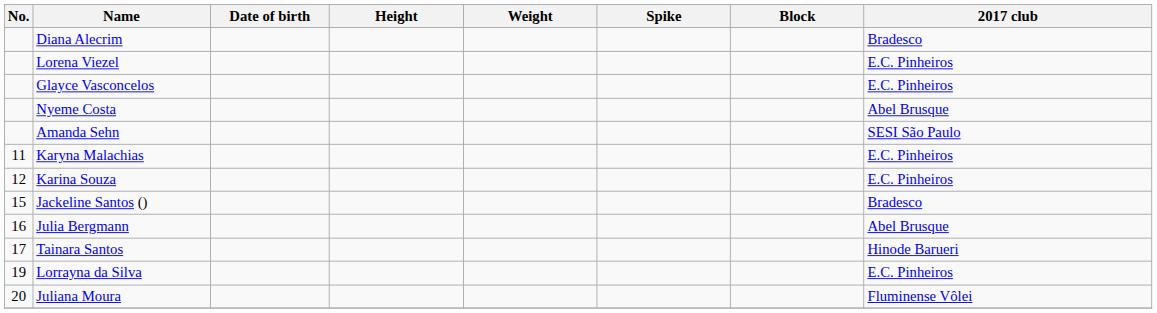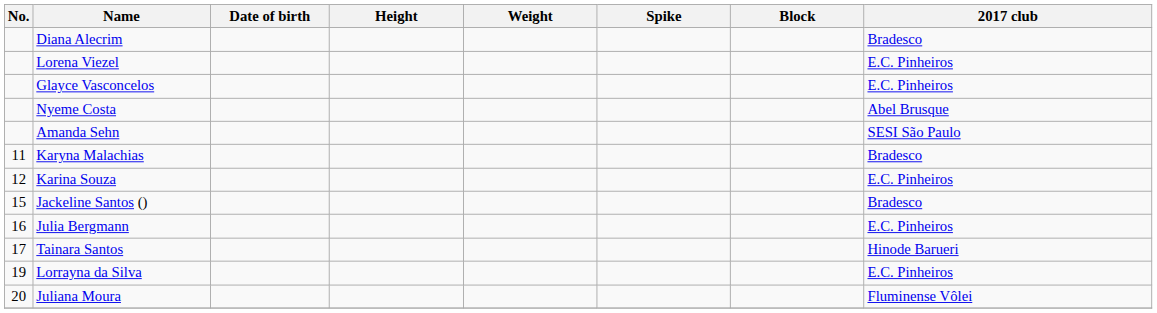(910, 156) E.C. Pinheiros -> (895, 156) Bradesco
(908, 226) Abel Brusque -> (910, 226) E.C. Pinheiros
